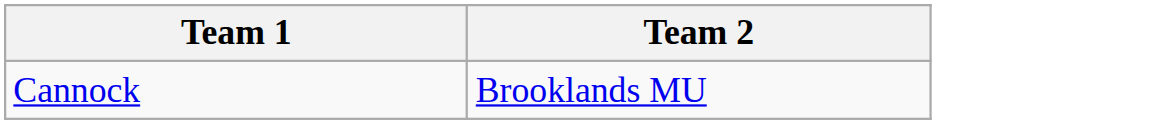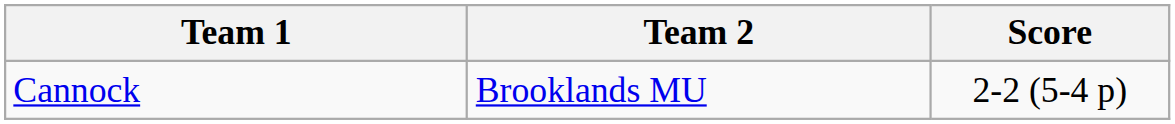+ column: (1050, 32)
